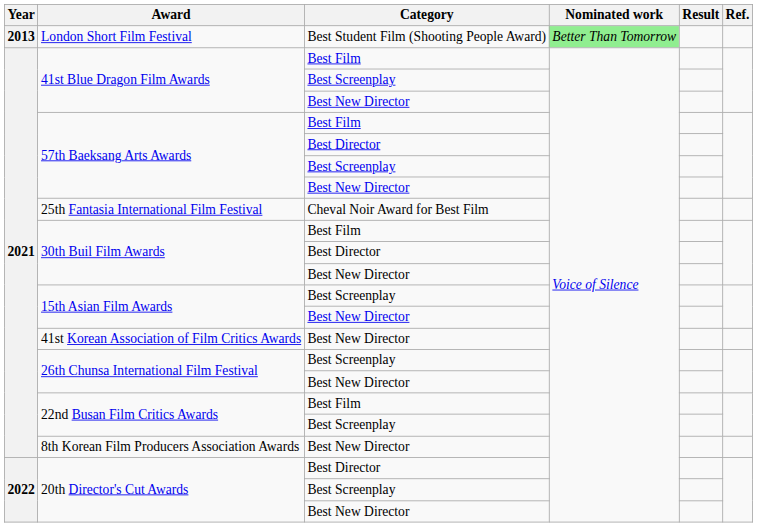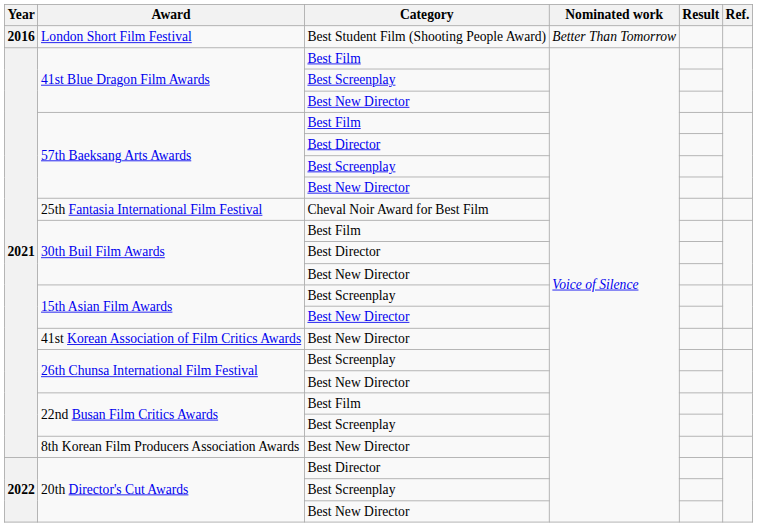(21, 36) 2013 -> (21, 36) 2016
(614, 36) lightgreen background -> (614, 36) no background
